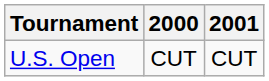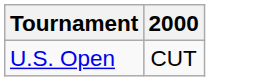- column: (234, 23)
